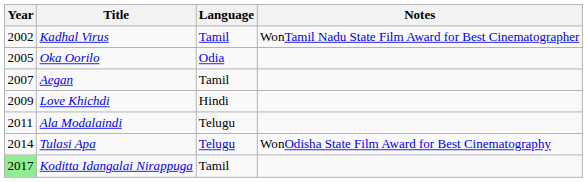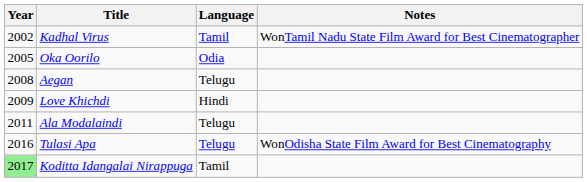(21, 80) 2007 -> (21, 80) 2008
(214, 80) Tamil -> (217, 80) Telugu
(21, 144) 2014 -> (21, 144) 2016
